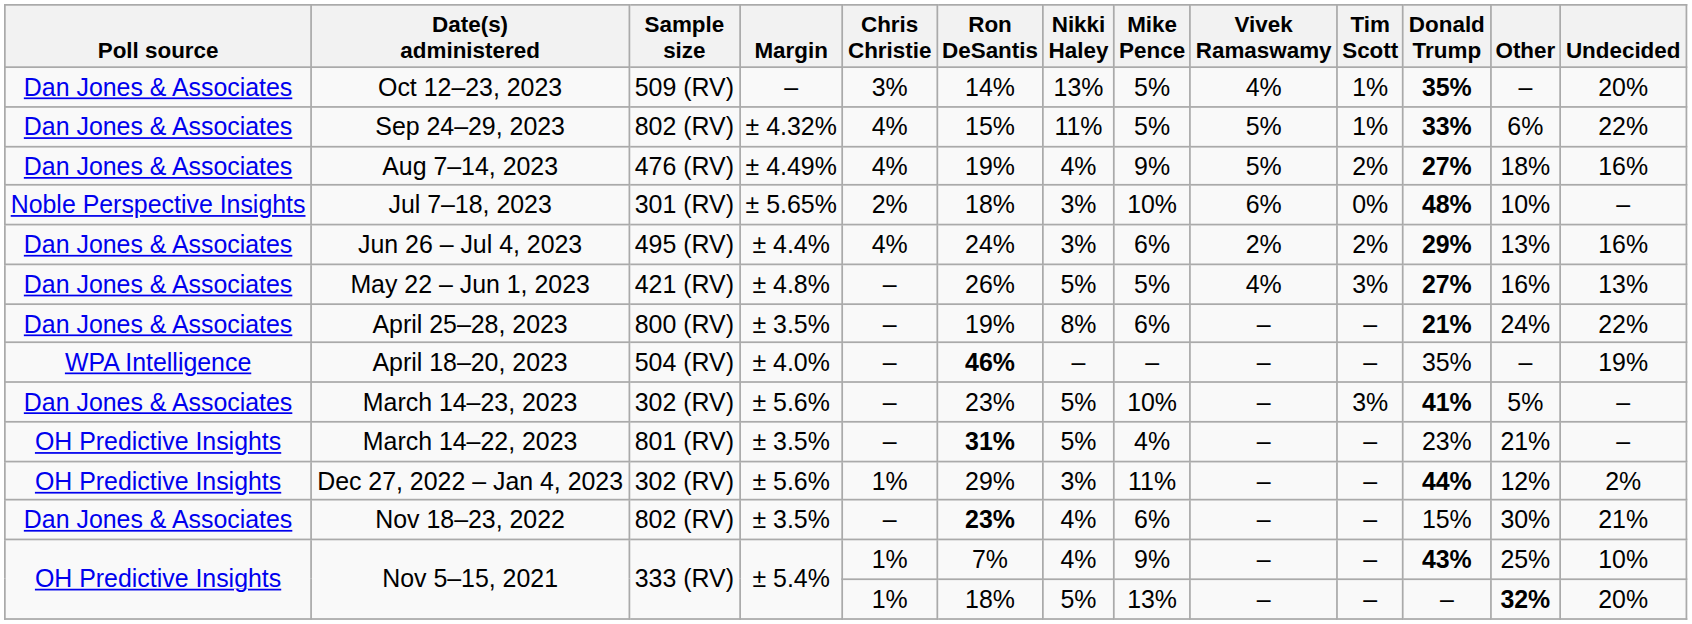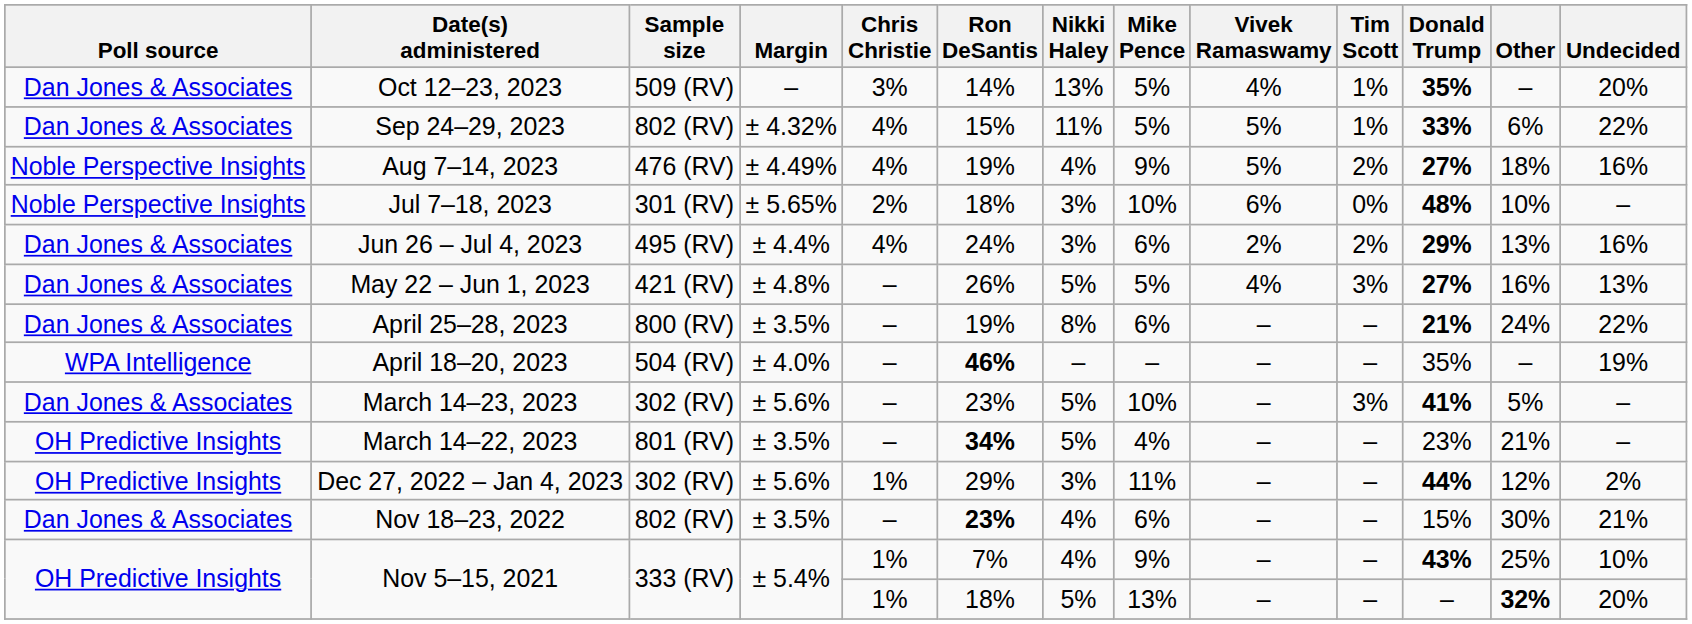(158, 166) Dan Jones & Associates -> (158, 166) Noble Perspective Insights
(990, 442) 31% -> (990, 442) 34%
